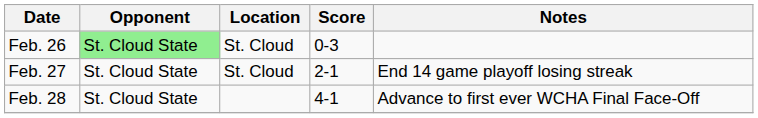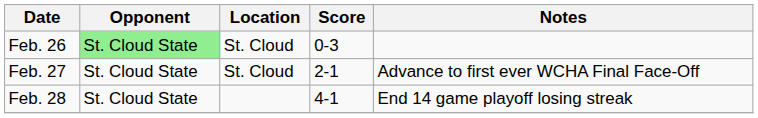(505, 71) End 14 game playoff losing streak -> (538, 71) Advance to first ever WCHA Final Face-Off
(538, 98) Advance to first ever WCHA Final Face-Off -> (505, 98) End 14 game playoff losing streak
